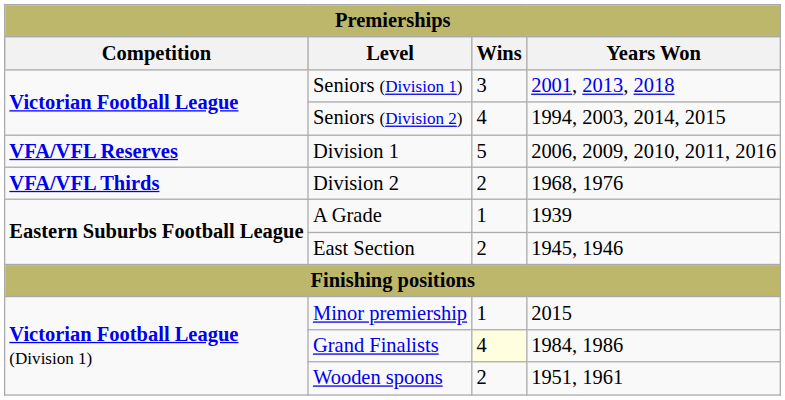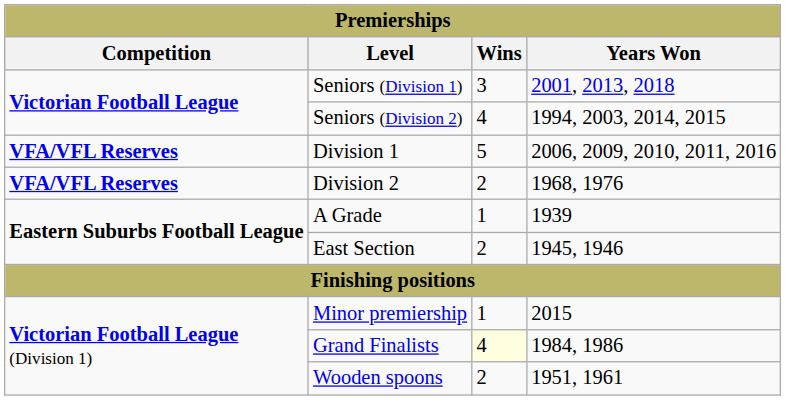(84, 183) VFA/VFL Thirds -> (94, 183) VFA/VFL Reserves
